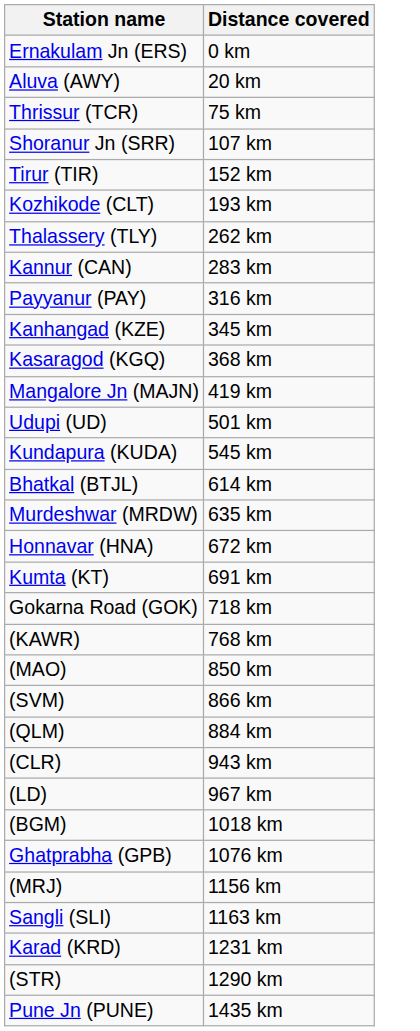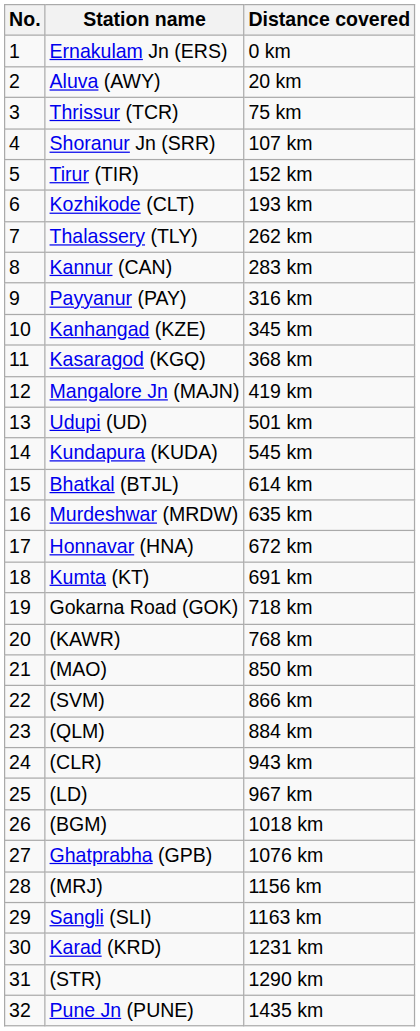+ column: (25, 19)
